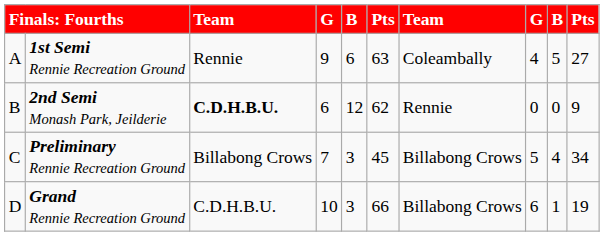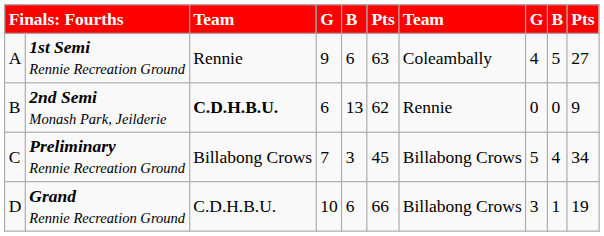(355, 107) 12 -> (355, 107) 13
(350, 206) 3 -> (350, 206) 6
(534, 206) 6 -> (534, 206) 3
